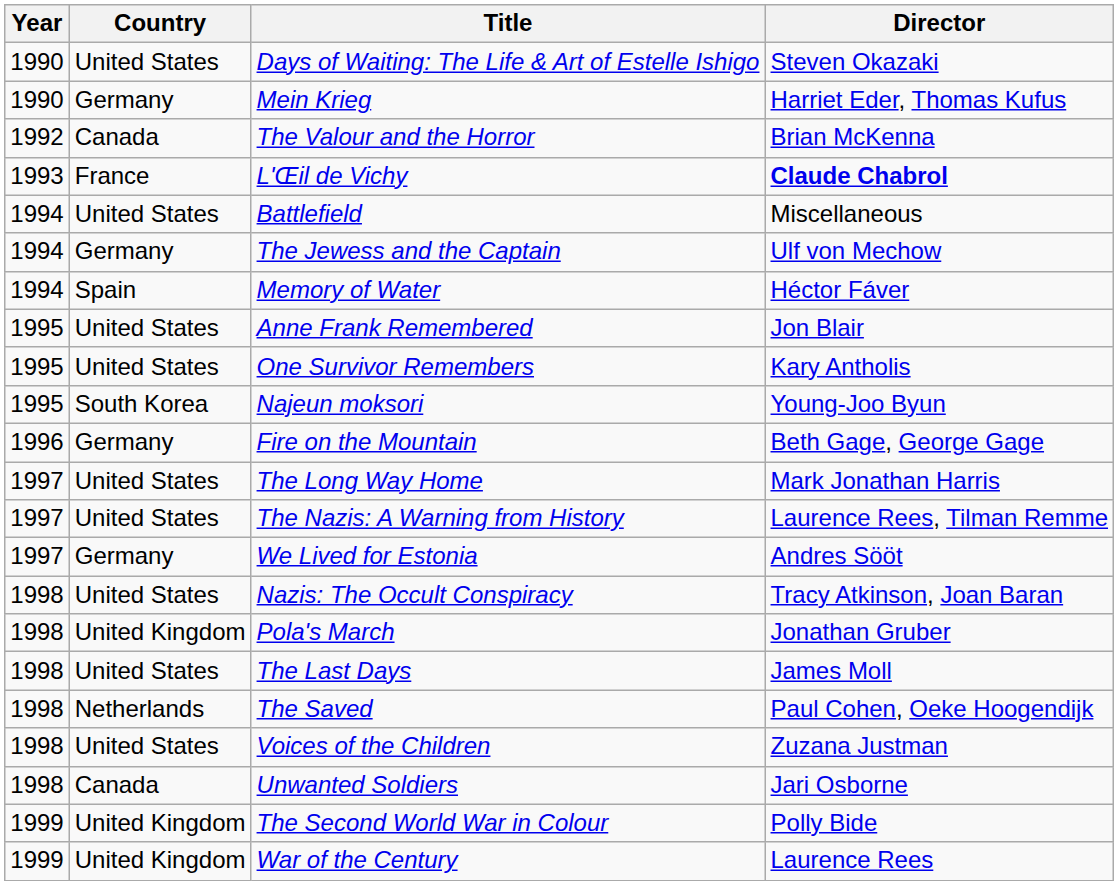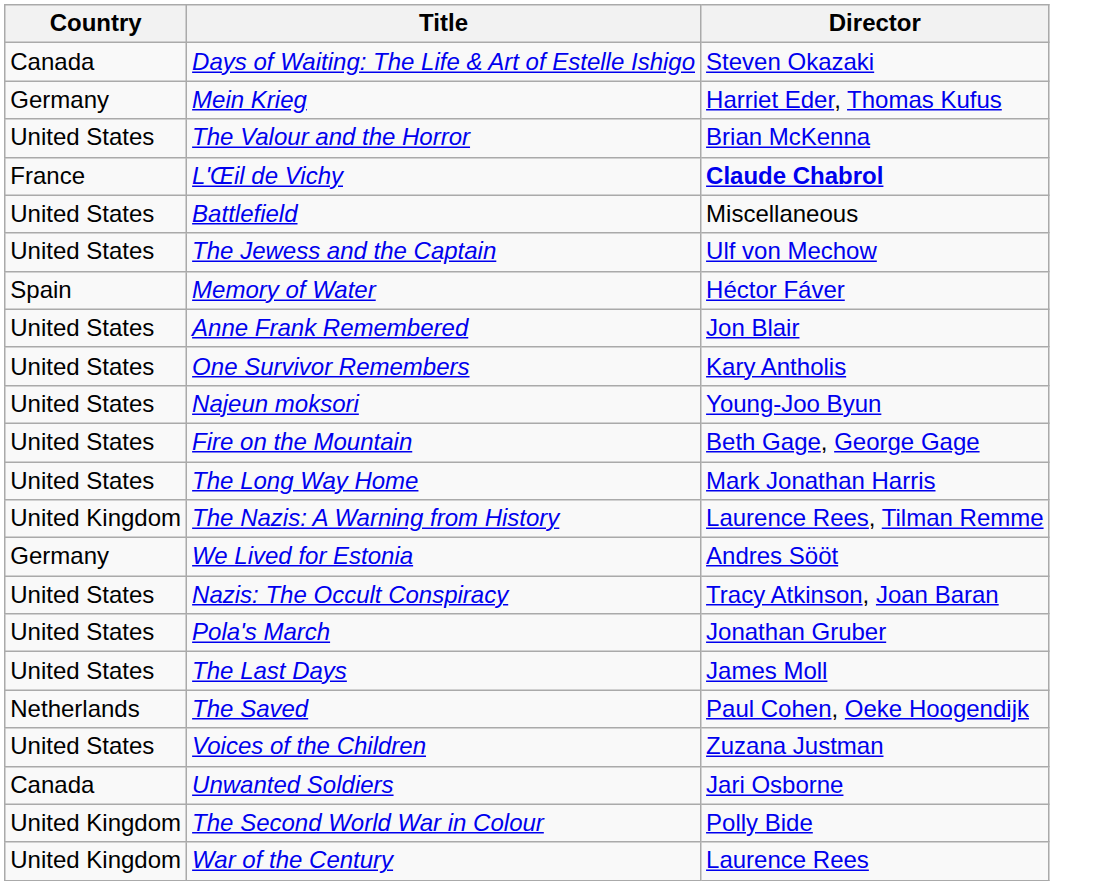- column: (37, 23)
(147, 61) United States -> (52, 61) Canada
(117, 137) Canada -> (82, 137) United States
(124, 251) Germany -> (82, 251) United States
(141, 404) South Korea -> (82, 404) United States
(124, 442) Germany -> (82, 442) United States
(147, 518) United States -> (96, 518) United Kingdom
(160, 632) United Kingdom -> (82, 632) United States
